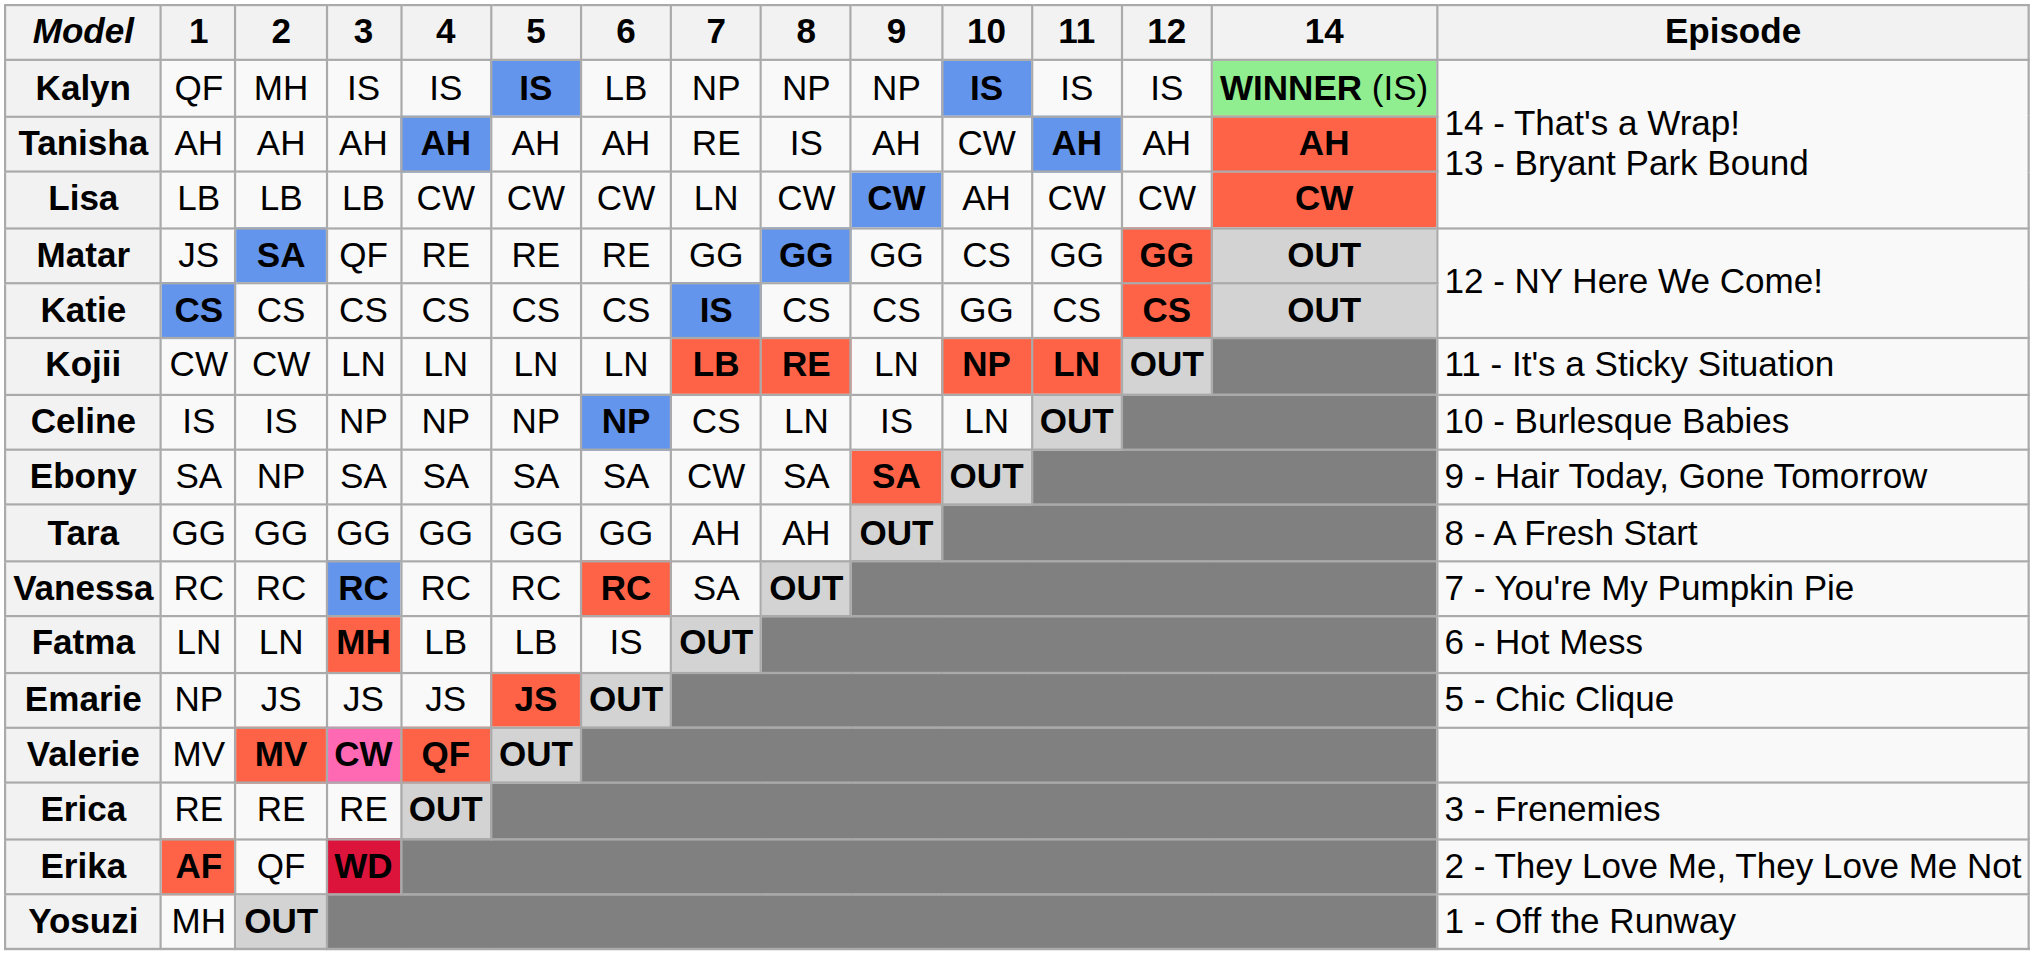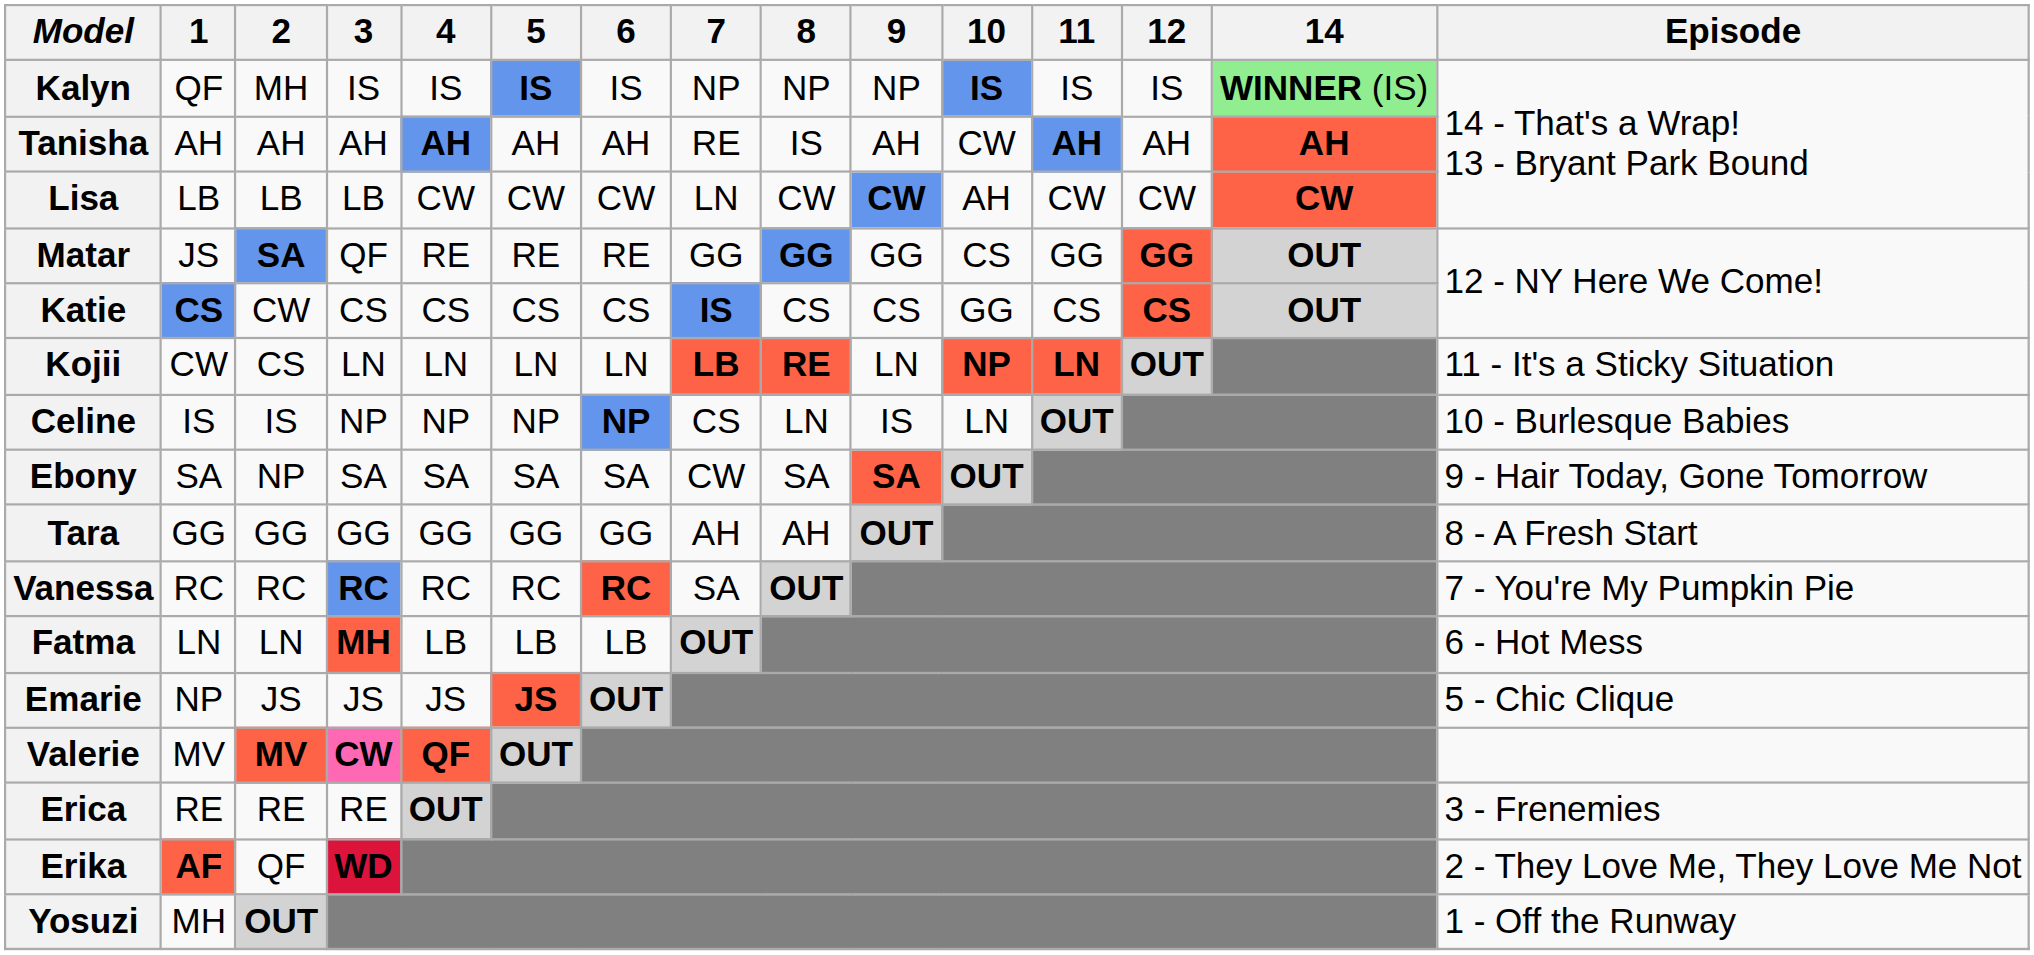(626, 87) LB -> (626, 87) IS
(281, 310) CS -> (281, 310) CW
(281, 365) CW -> (281, 365) CS
(626, 643) IS -> (626, 643) LB
